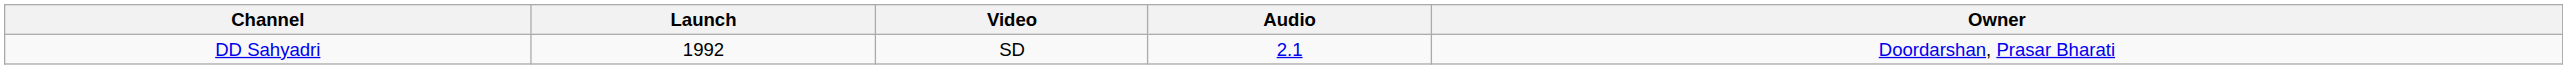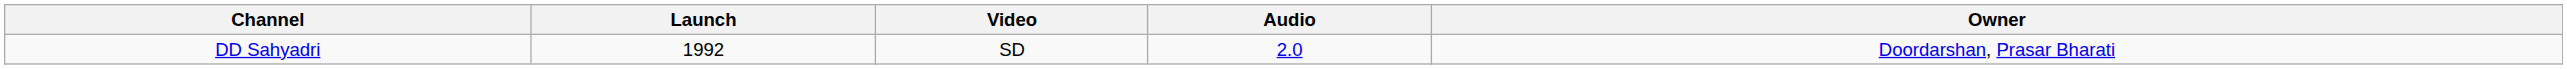(1290, 49) 2.1 -> (1290, 49) 2.0
